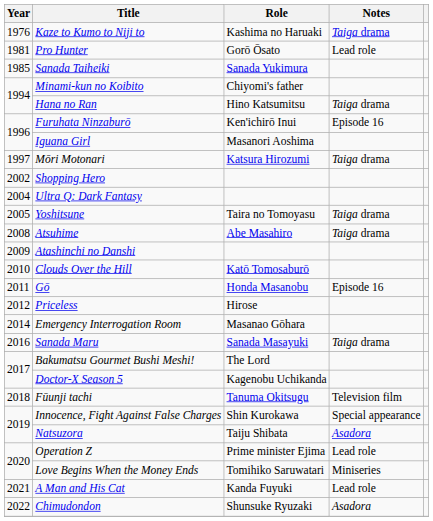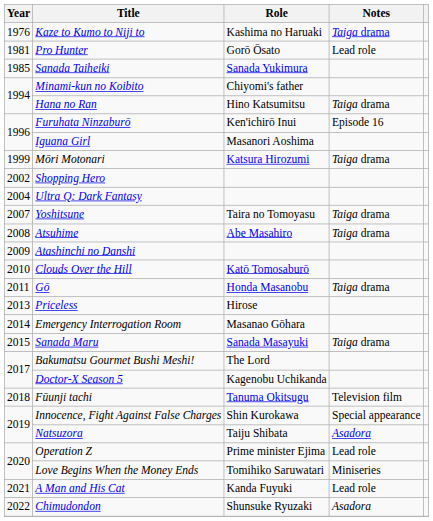(19, 159) 1997 -> (19, 159) 1999
(19, 214) 2005 -> (19, 214) 2007
(358, 287) Episode 16 -> (361, 287) Taiga drama
(19, 305) 2012 -> (19, 305) 2013
(19, 342) 2016 -> (19, 342) 2015
